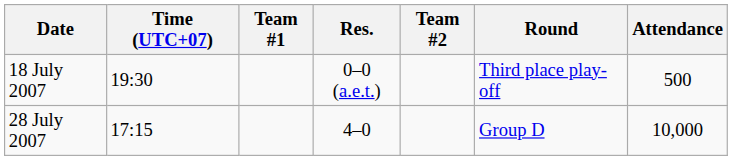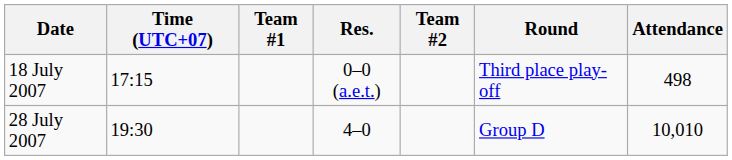(132, 79) 19:30 -> (132, 79) 17:15
(678, 79) 500 -> (678, 79) 498
(132, 130) 17:15 -> (132, 130) 19:30
(678, 130) 10,000 -> (678, 130) 10,010
